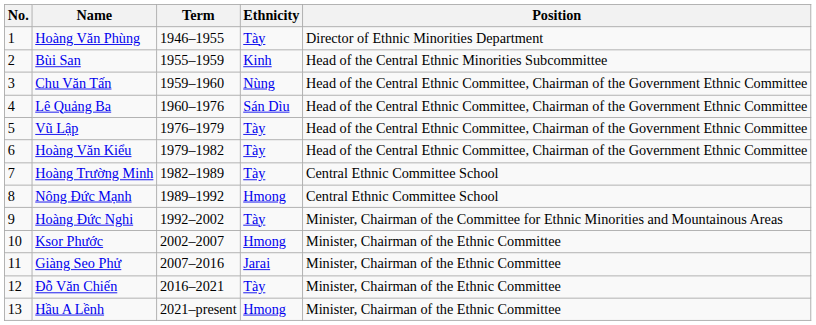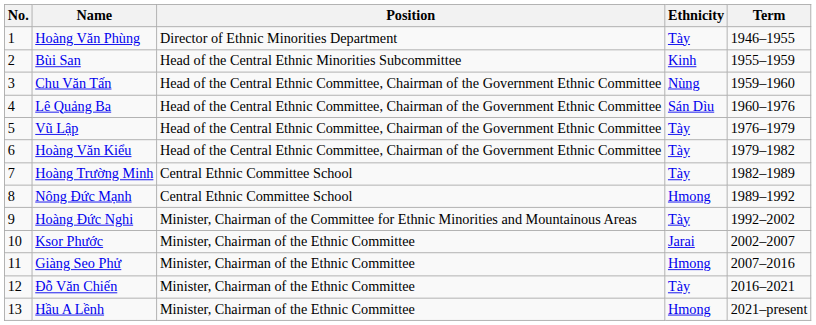columns swapped: (198, 15) <-> (557, 15)
(265, 241) Hmong -> (681, 241) Jarai
(257, 264) Jarai -> (689, 264) Hmong
